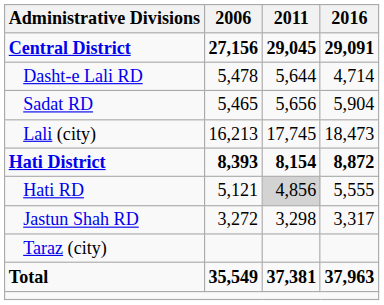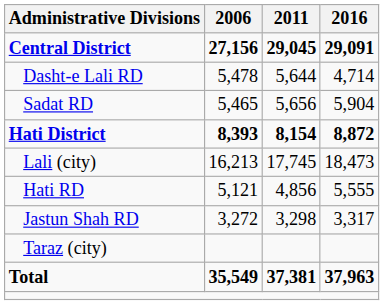rows swapped: (60, 133) <-> (57, 162)
(296, 190) lightgrey background -> (296, 190) no background
